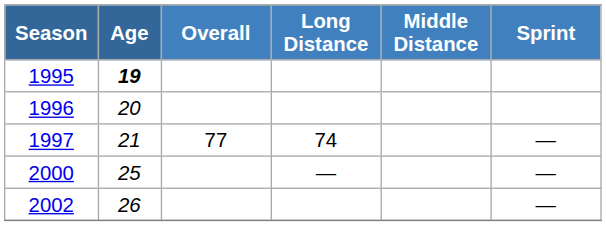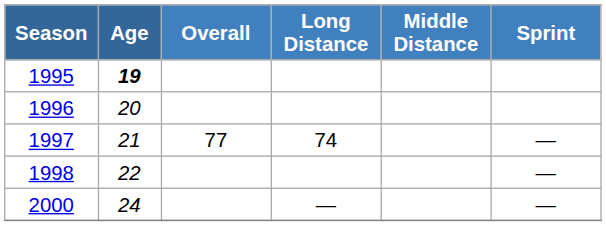+ row: (51, 173)
(129, 173) 25 -> (129, 205) 24
- row: (51, 205)
